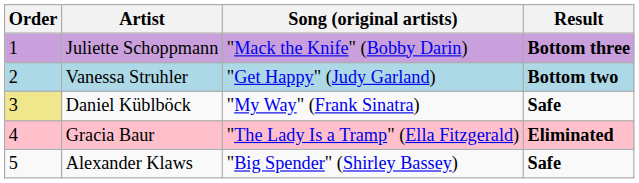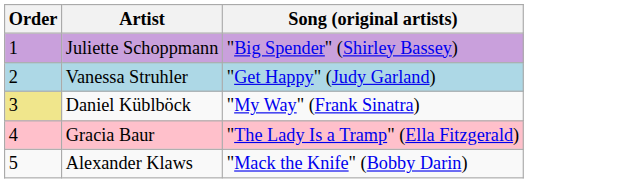- column: (579, 18)
(347, 47) "Mack the Knife" (Bobby Darin) -> (342, 47) "Big Spender" (Shirley Bassey)
(342, 163) "Big Spender" (Shirley Bassey) -> (347, 163) "Mack the Knife" (Bobby Darin)
